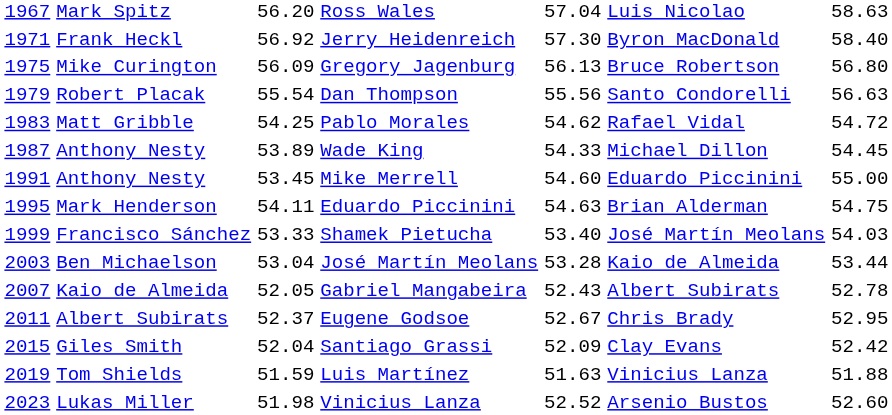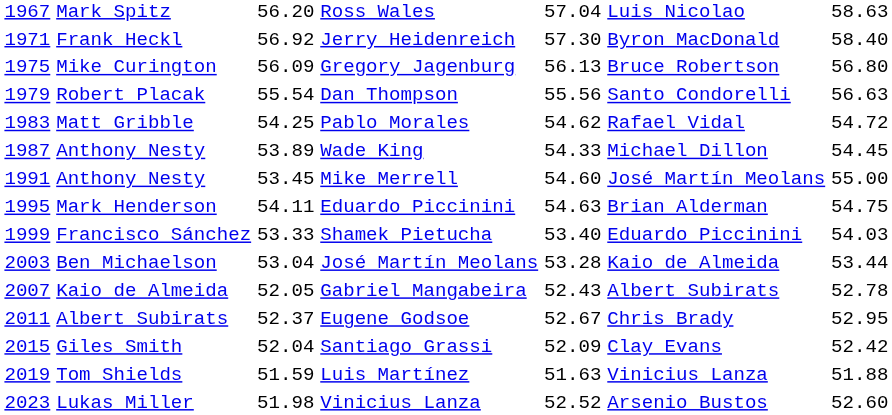(705, 179) Eduardo Piccinini -> (716, 179) José Martín Meolans
(716, 235) José Martín Meolans -> (705, 235) Eduardo Piccinini
